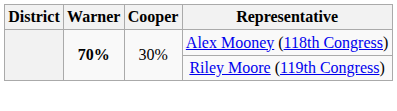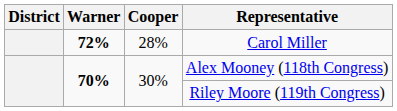+ row: (287, 42)
